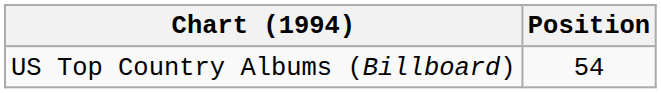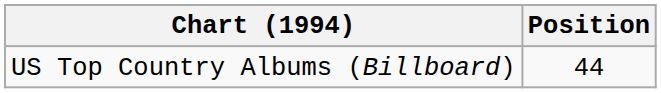(589, 67) 54 -> (589, 67) 44
